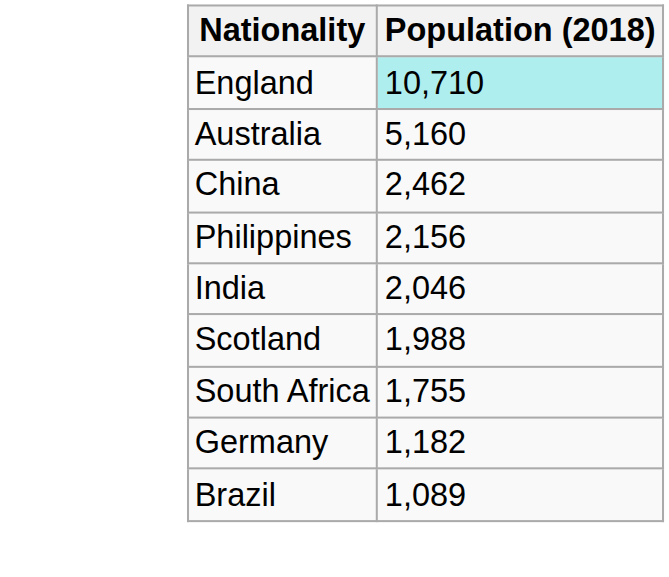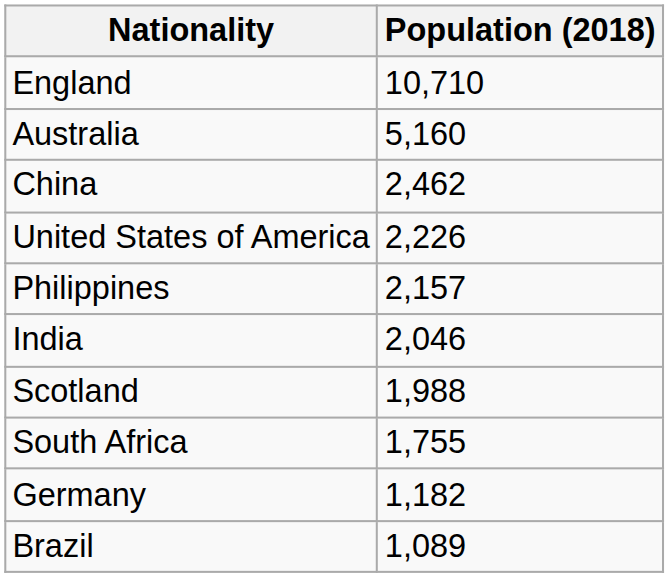(434, 82) paleturquoise background -> (434, 82) no background
+ row: (191, 236)
(425, 236) 2,156 -> (425, 288) 2,157
